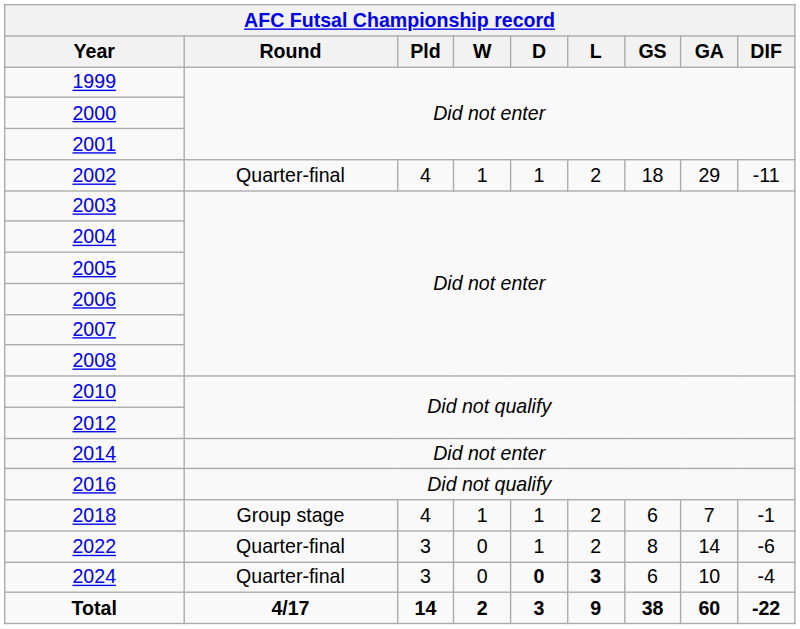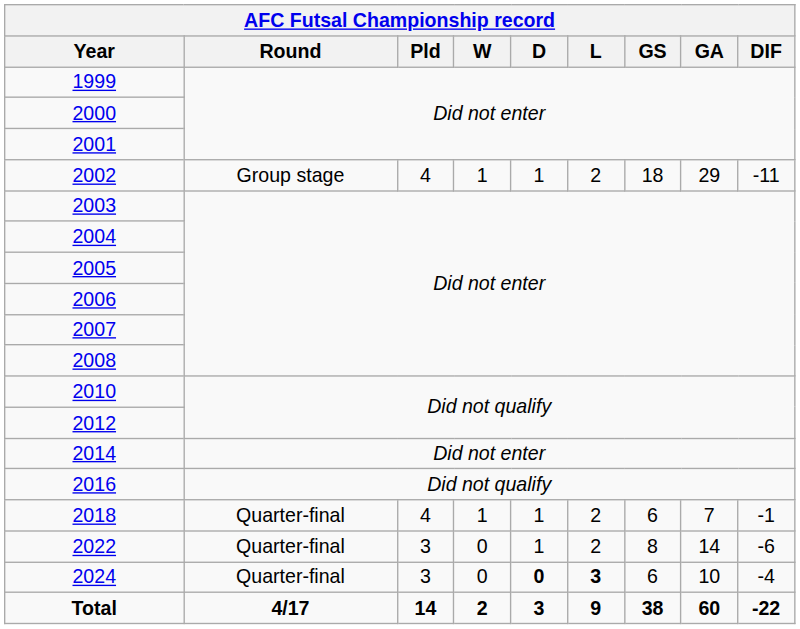(290, 175) Quarter-final -> (290, 175) Group stage
(290, 516) Group stage -> (290, 516) Quarter-final
